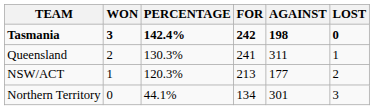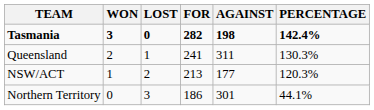columns swapped: (349, 14) <-> (187, 14)
(246, 34) 242 -> (193, 34) 282
(246, 94) 134 -> (193, 94) 186
